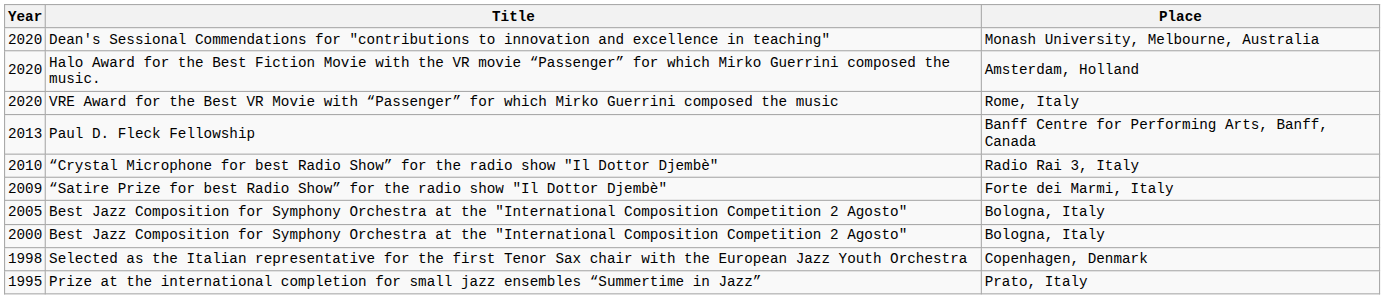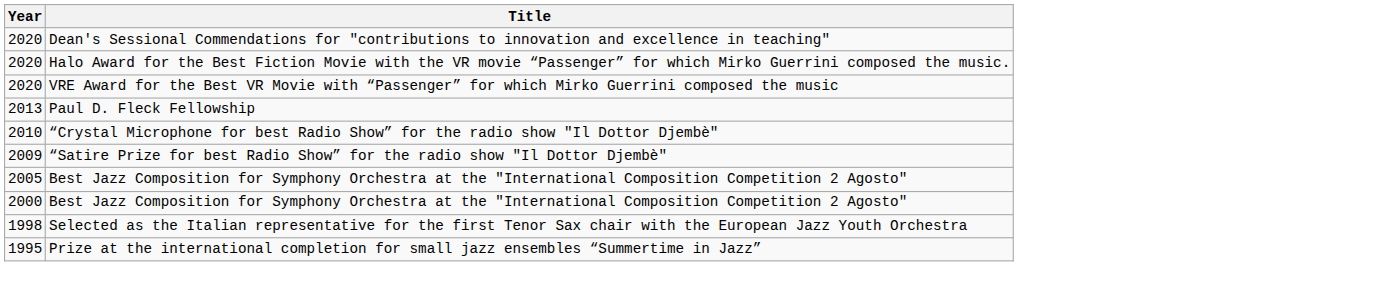- column: (1180, 16)
